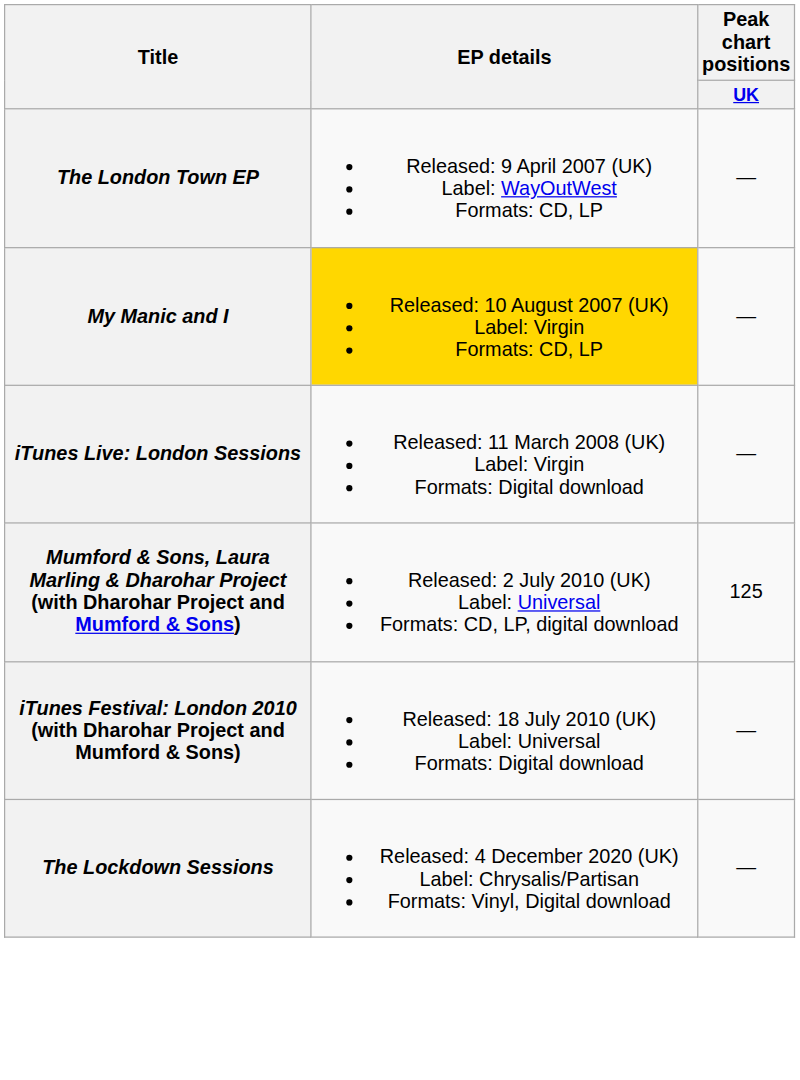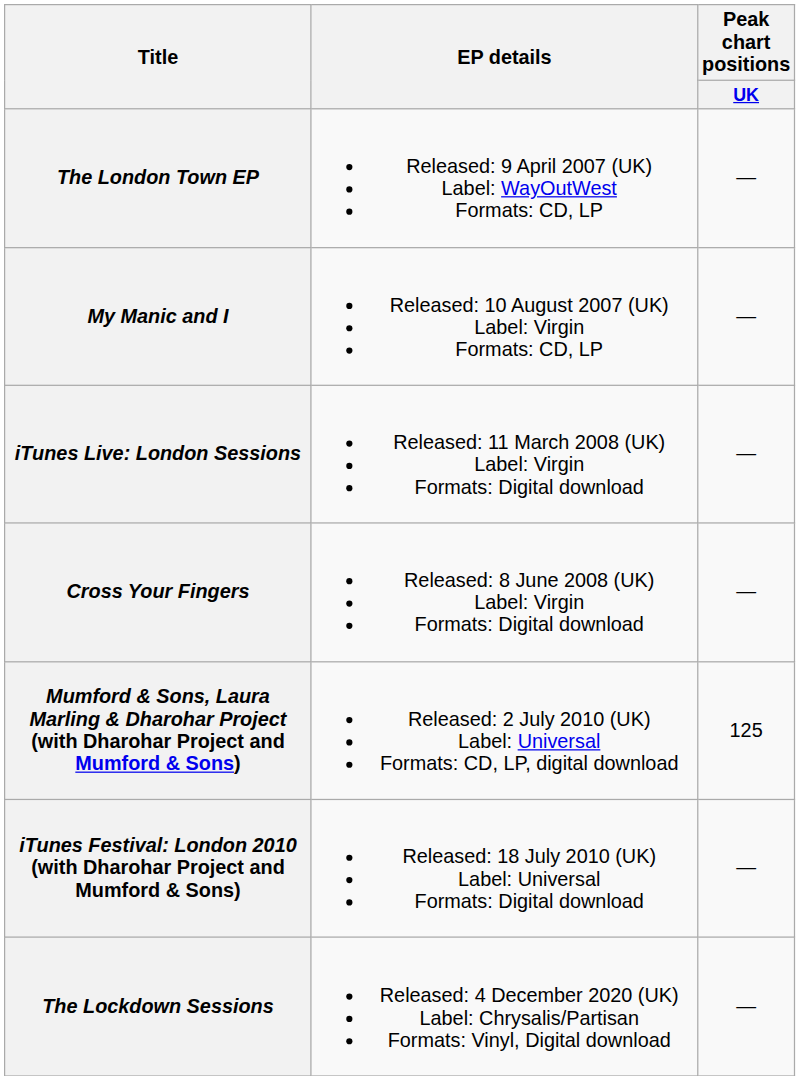(504, 327) gold background -> (504, 327) no background
+ row: (158, 592)
